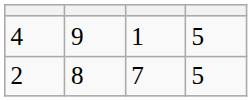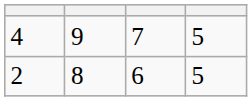(138, 35) 1 -> (138, 35) 7
(138, 75) 7 -> (138, 75) 6
